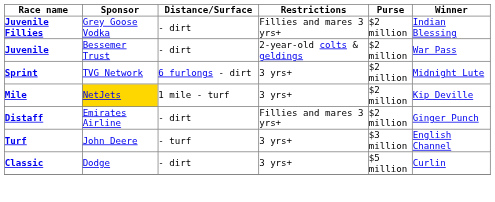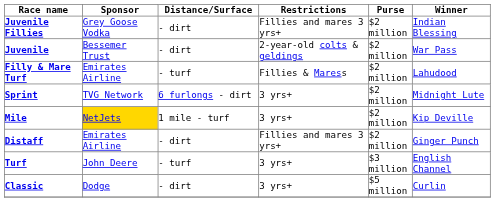+ row: (38, 73)
